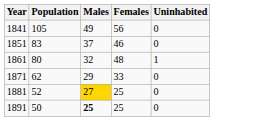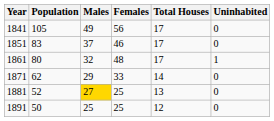+ column: (181, 12)
(88, 108) bold -> (88, 108) normal
